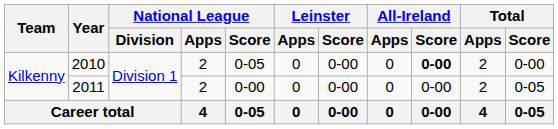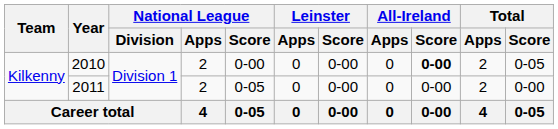(250, 64) 0-05 -> (250, 64) 0-00
(529, 64) 0-00 -> (529, 64) 0-05
(250, 87) 0-00 -> (250, 87) 0-05
(529, 87) 0-05 -> (529, 87) 0-00
